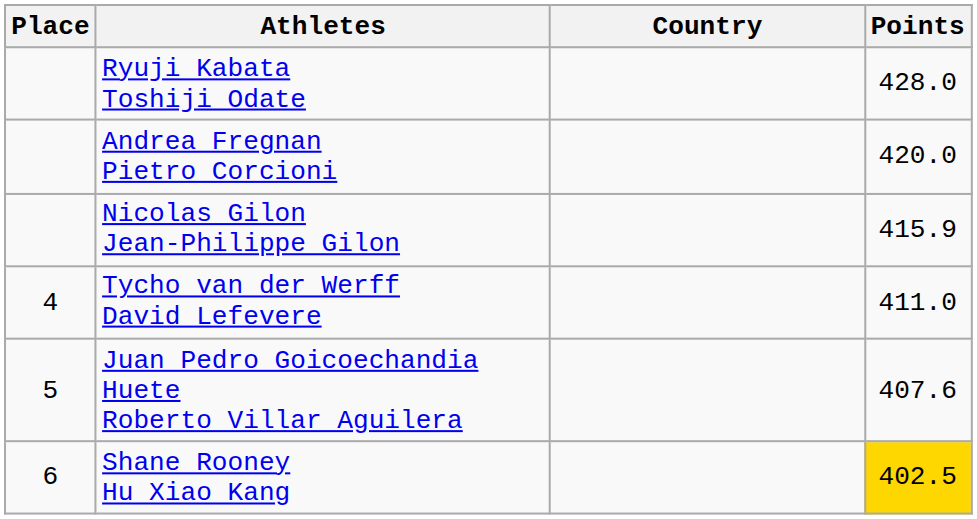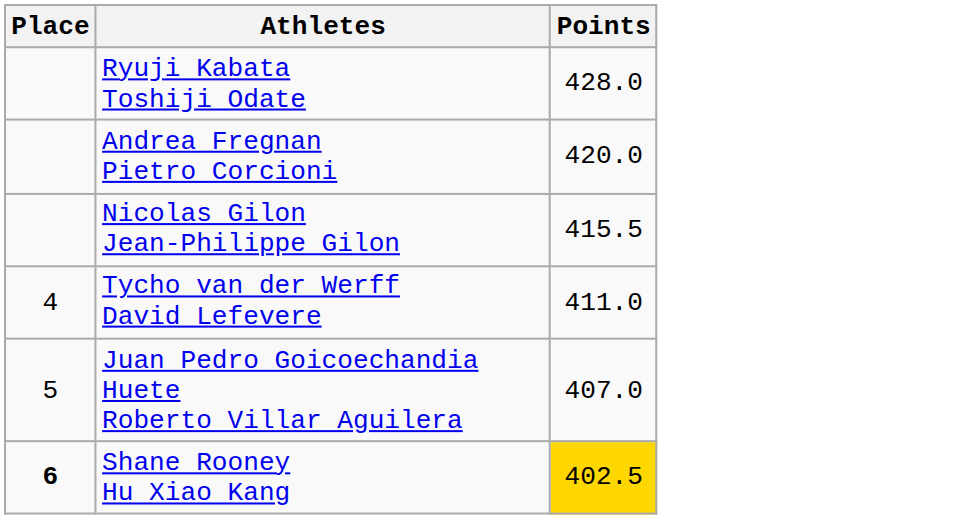- column: (707, 26)
(918, 229) 415.9 -> (604, 229) 415.5
(918, 390) 407.6 -> (604, 390) 407.0
(50, 478) normal -> (50, 478) bold
